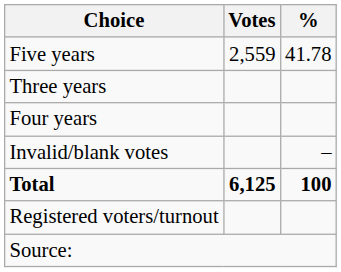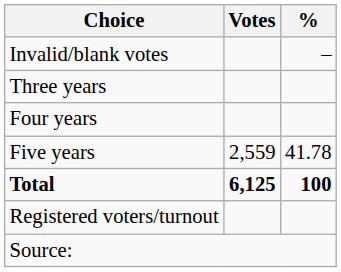rows swapped: (52, 53) <-> (89, 151)
